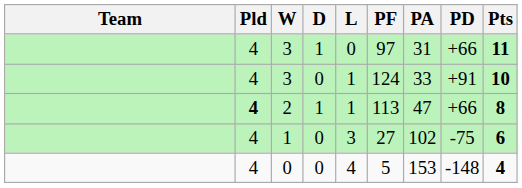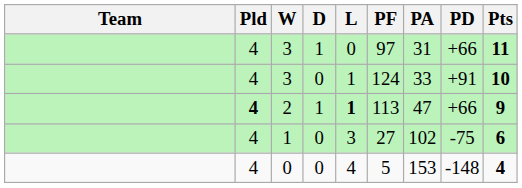(351, 108) normal -> (351, 108) bold
(500, 108) 8 -> (500, 108) 9
